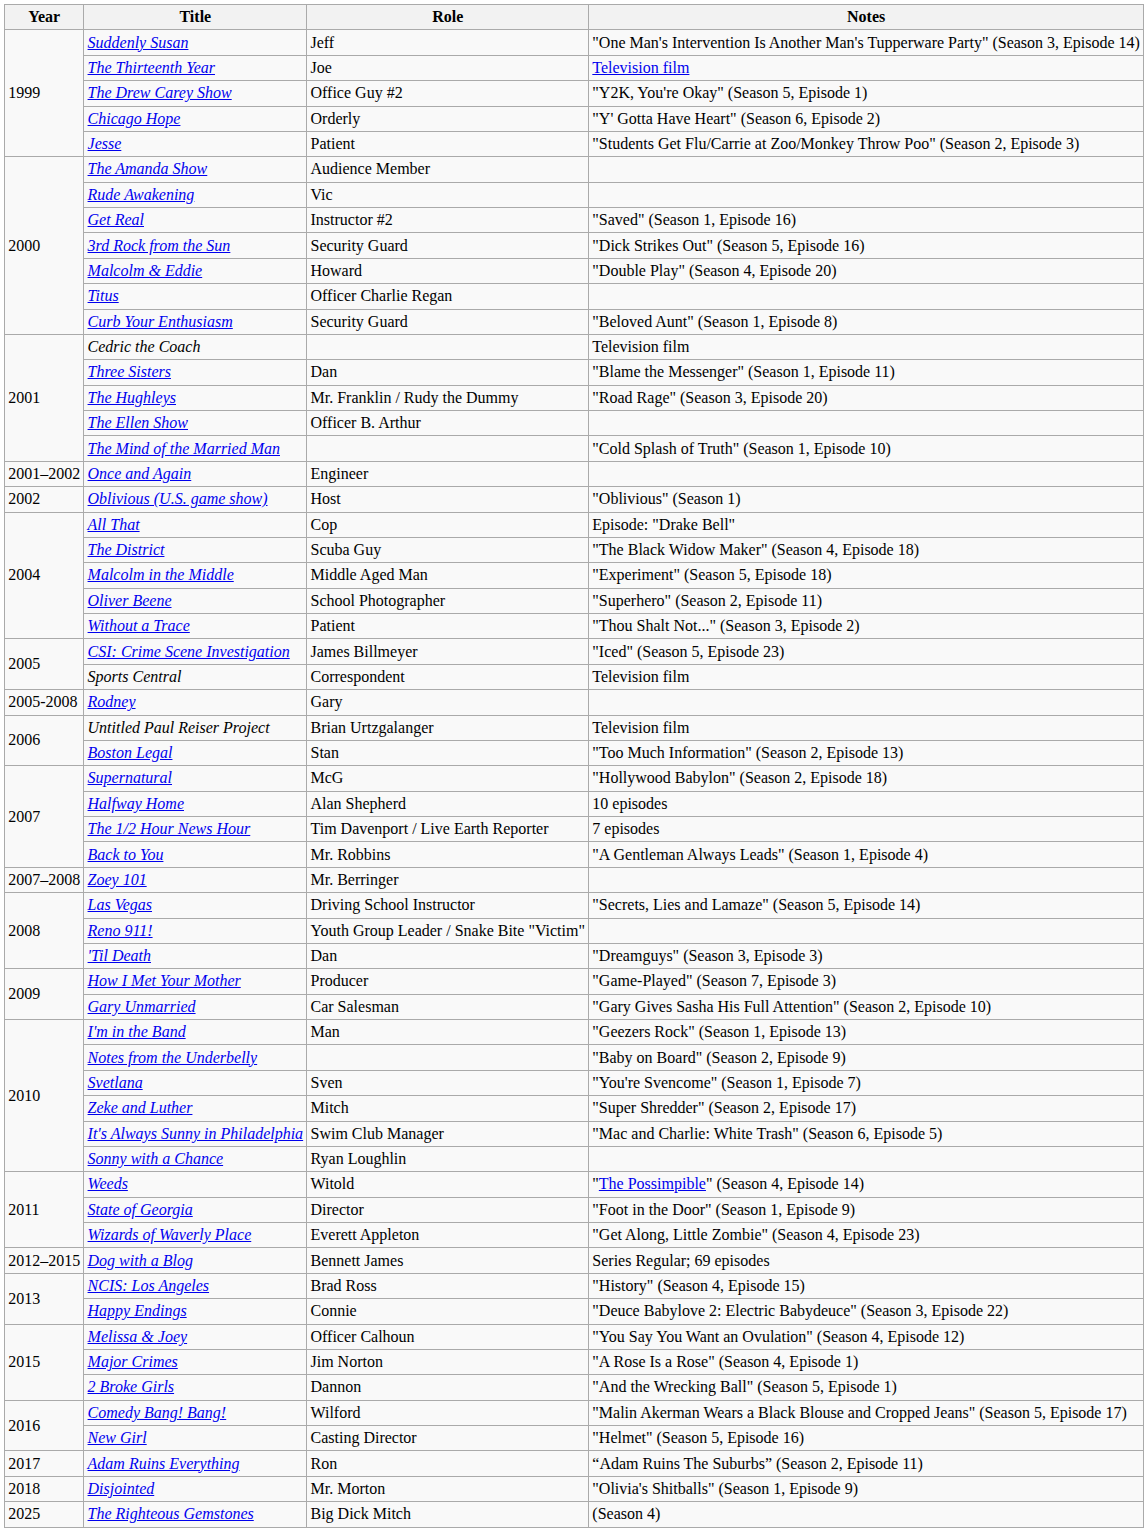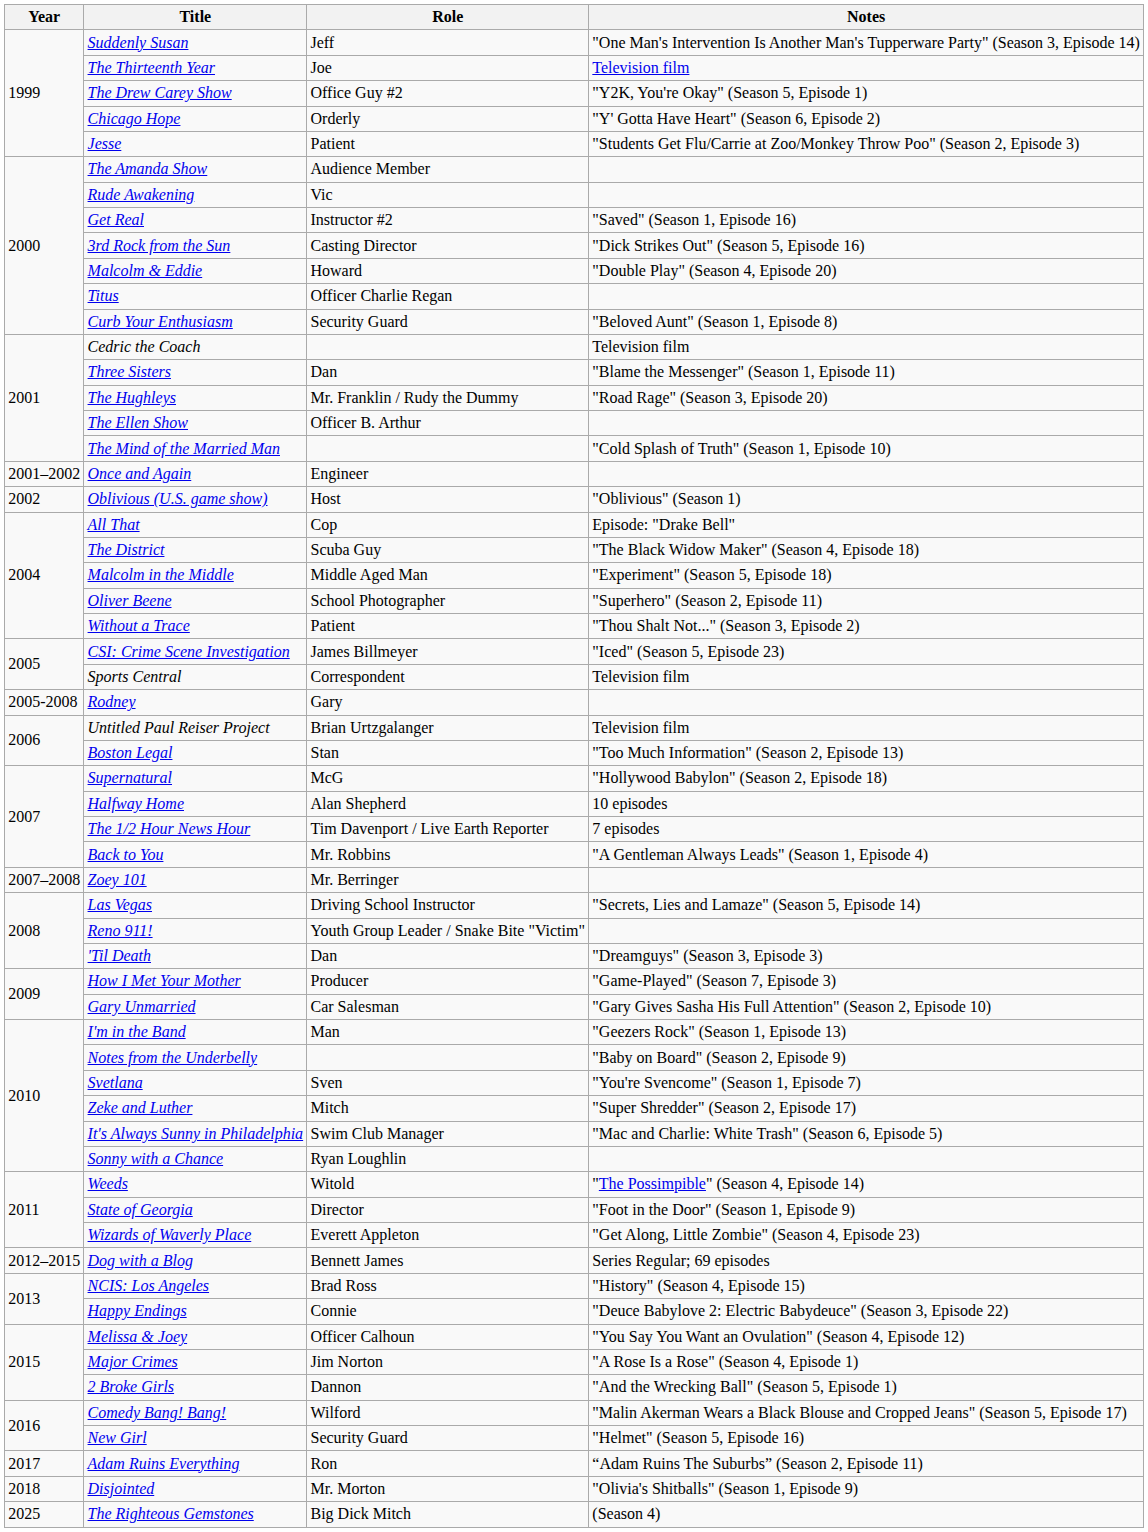(359, 245) Security Guard -> (364, 245) Casting Director
(364, 1438) Casting Director -> (359, 1438) Security Guard
